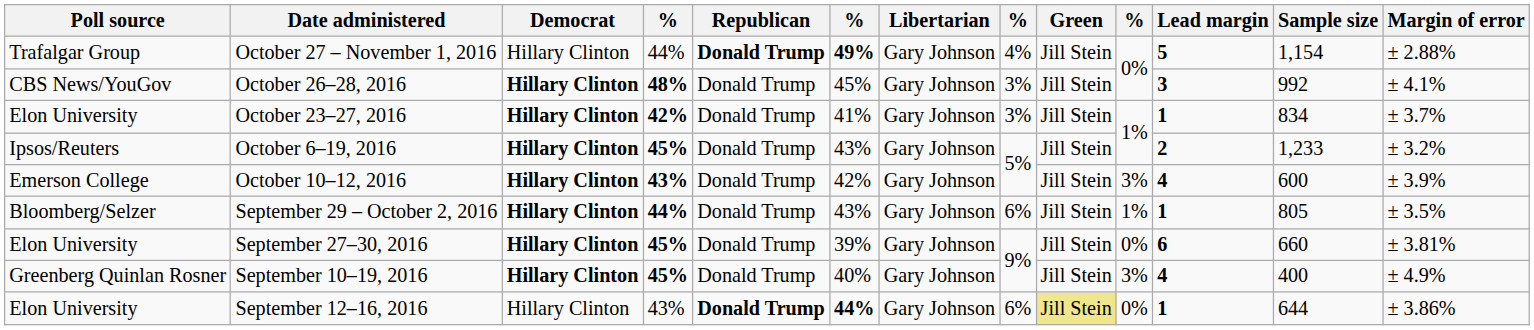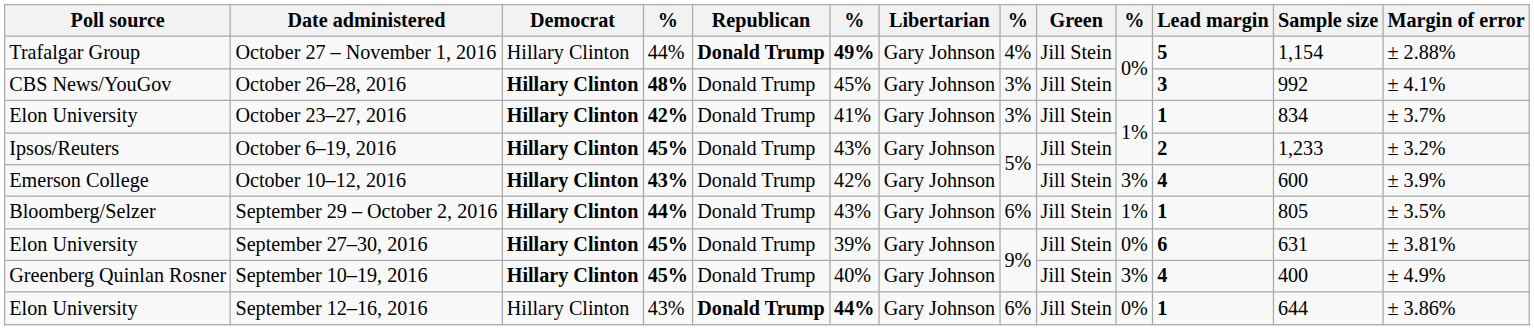(1293, 244) 660 -> (1293, 244) 631
(1076, 308) khaki background -> (1076, 308) no background
